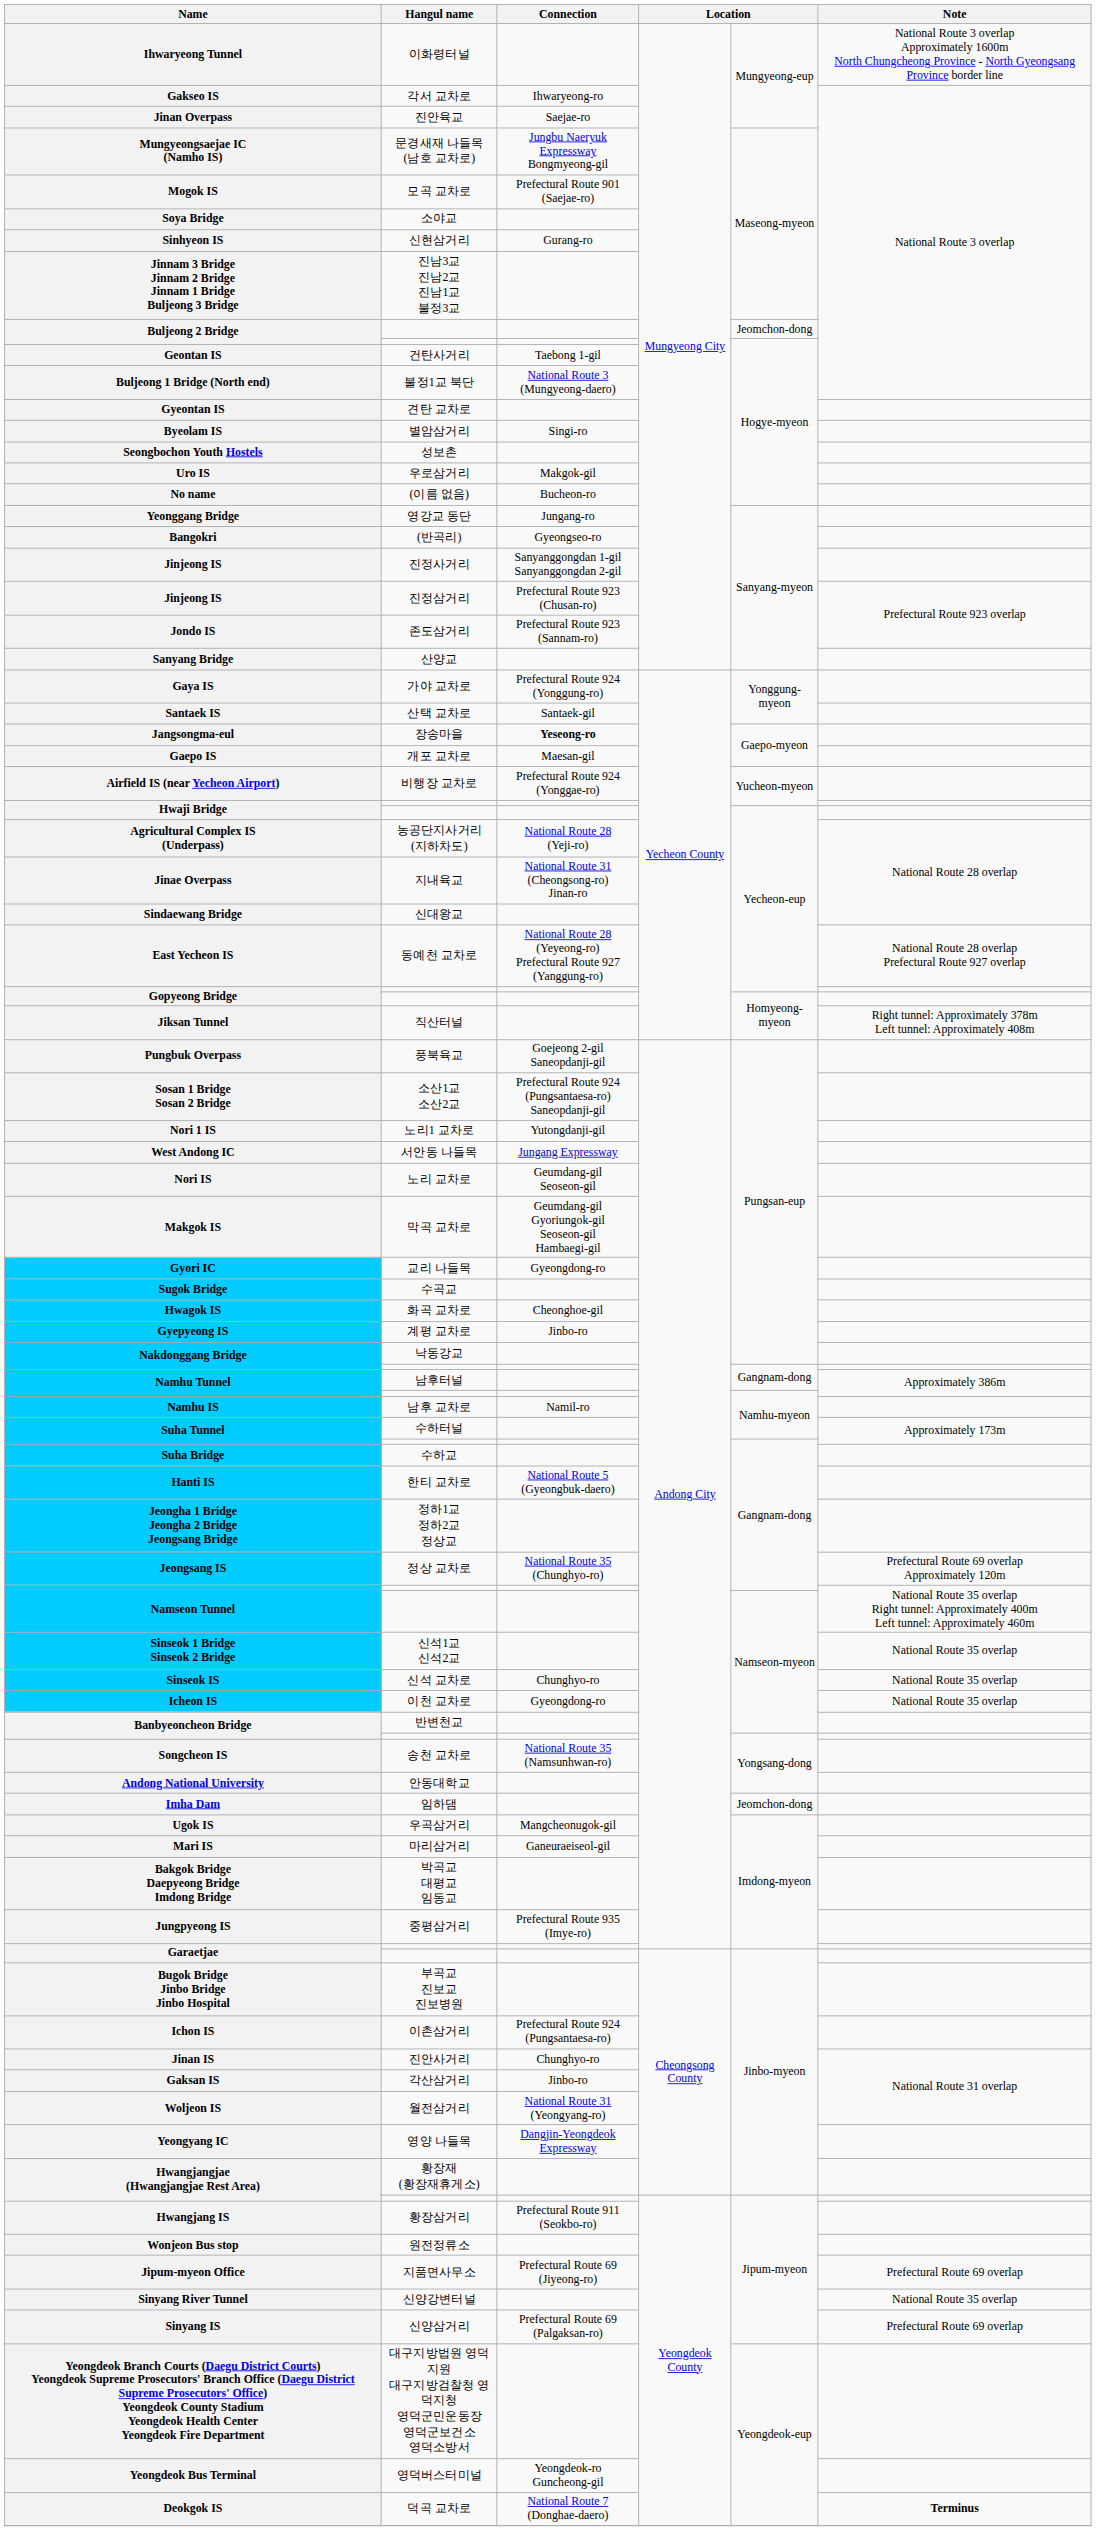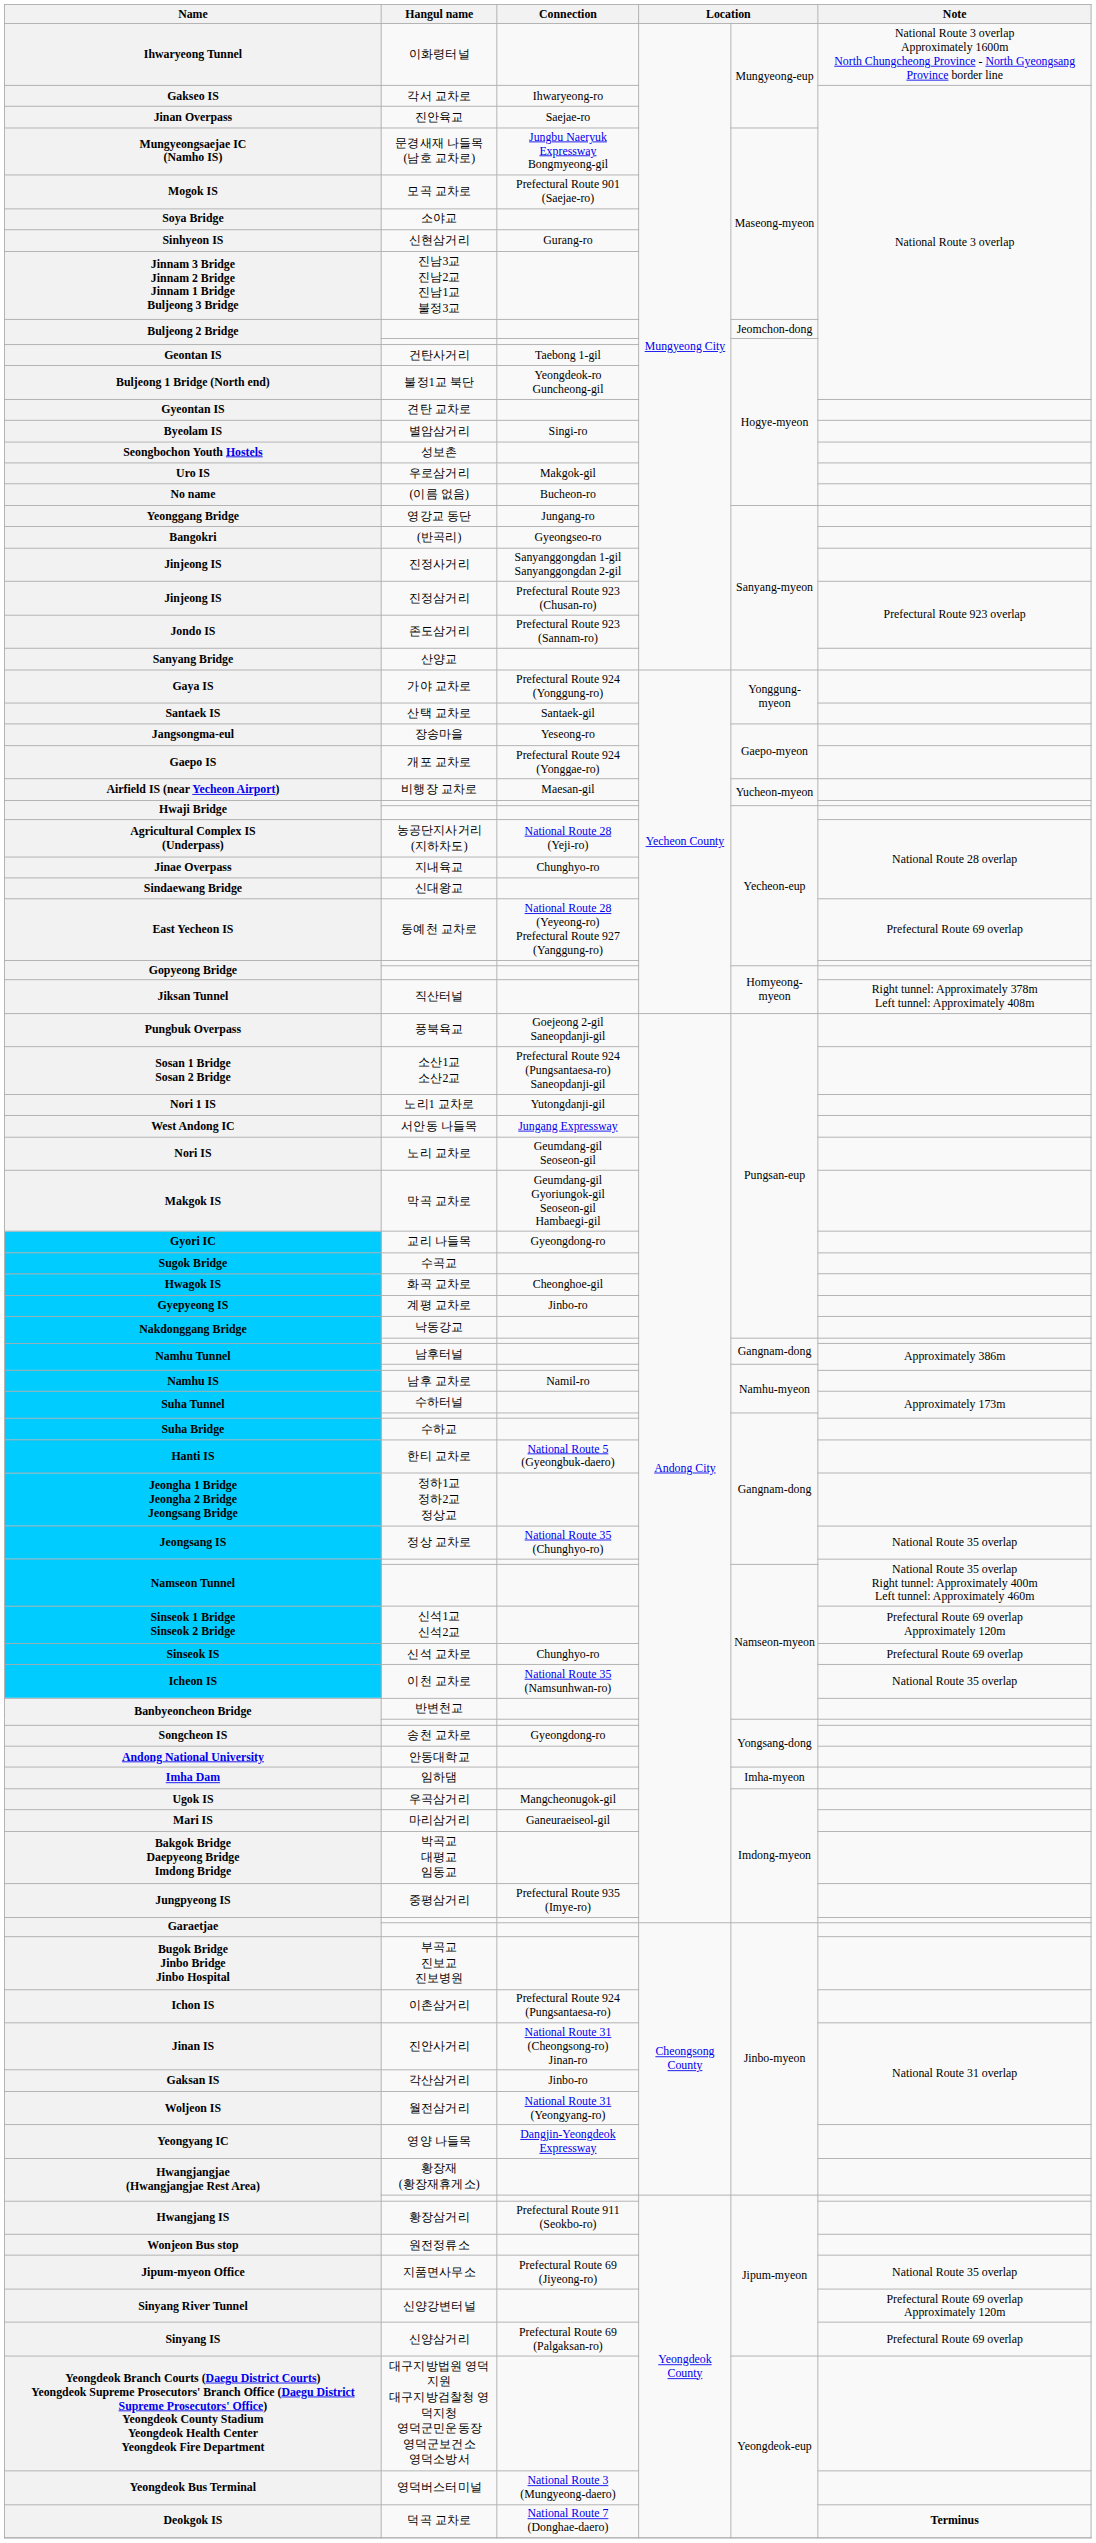(568, 382) National Route 3 (Mungyeong-daero) -> (568, 382) Yeongdeok-ro Guncheong-gil
(568, 734) bold -> (568, 734) normal
(568, 755) Maesan-gil -> (568, 761) Prefectural Route 924 (Yonggae-ro)
(568, 783) Prefectural Route 924 (Yonggae-ro) -> (568, 789) Maesan-gil
(568, 879) National Route 31 (Cheongsong-ro) Jinan-ro -> (568, 866) Chunghyo-ro
(955, 955) National Route 28 overlap Prefectural Route 927 overlap -> (955, 929) Prefectural Route 69 overlap
(955, 1568) Prefectural Route 69 overlap Approximately 120m -> (955, 1542) National Route 35 overlap
(955, 1650) National Route 35 overlap -> (955, 1624) Prefectural Route 69 overlap Approximately 120m
(955, 1679) National Route 35 overlap -> (955, 1653) Prefectural Route 69 overlap
(568, 1701) Gyeongdong-ro -> (568, 1680) National Route 35 (Namsunhwan-ro)
(568, 1755) National Route 35 (Namsunhwan-ro) -> (568, 1735) Gyeongdong-ro
(775, 1803) Jeomchon-dong -> (775, 1777) Imha-myeon
(568, 2059) Chunghyo-ro -> (568, 2046) National Route 31 (Cheongsong-ro) Jinan-ro
(955, 2271) Prefectural Route 69 overlap -> (955, 2271) National Route 35 overlap
(955, 2299) National Route 35 overlap -> (955, 2305) Prefectural Route 69 overlap Approximately 120m
(568, 2475) Yeongdeok-ro Guncheong-gil -> (568, 2487) National Route 3 (Mungyeong-daero)
